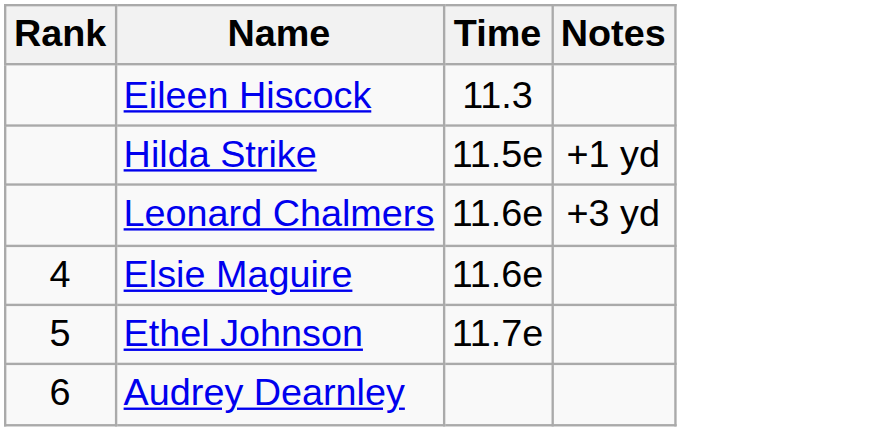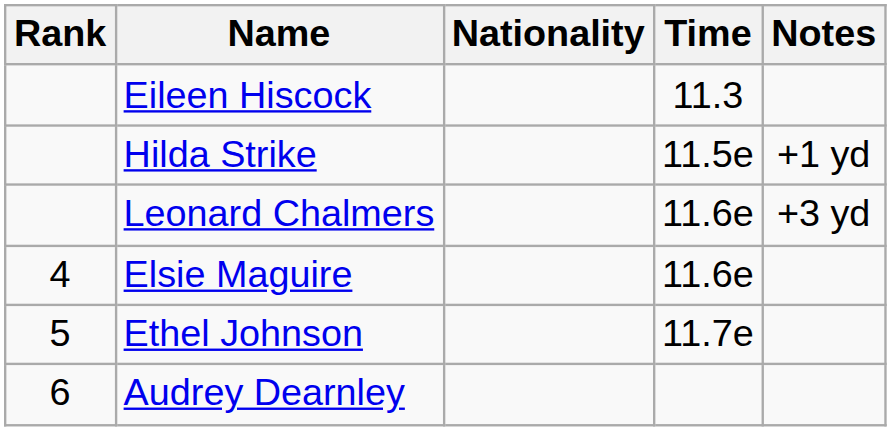+ column: (548, 34)
